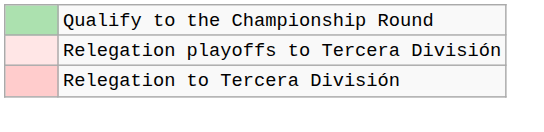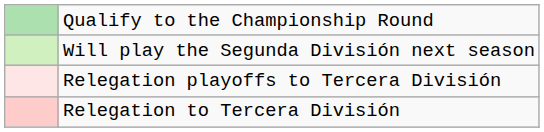+ row: (299, 50)
